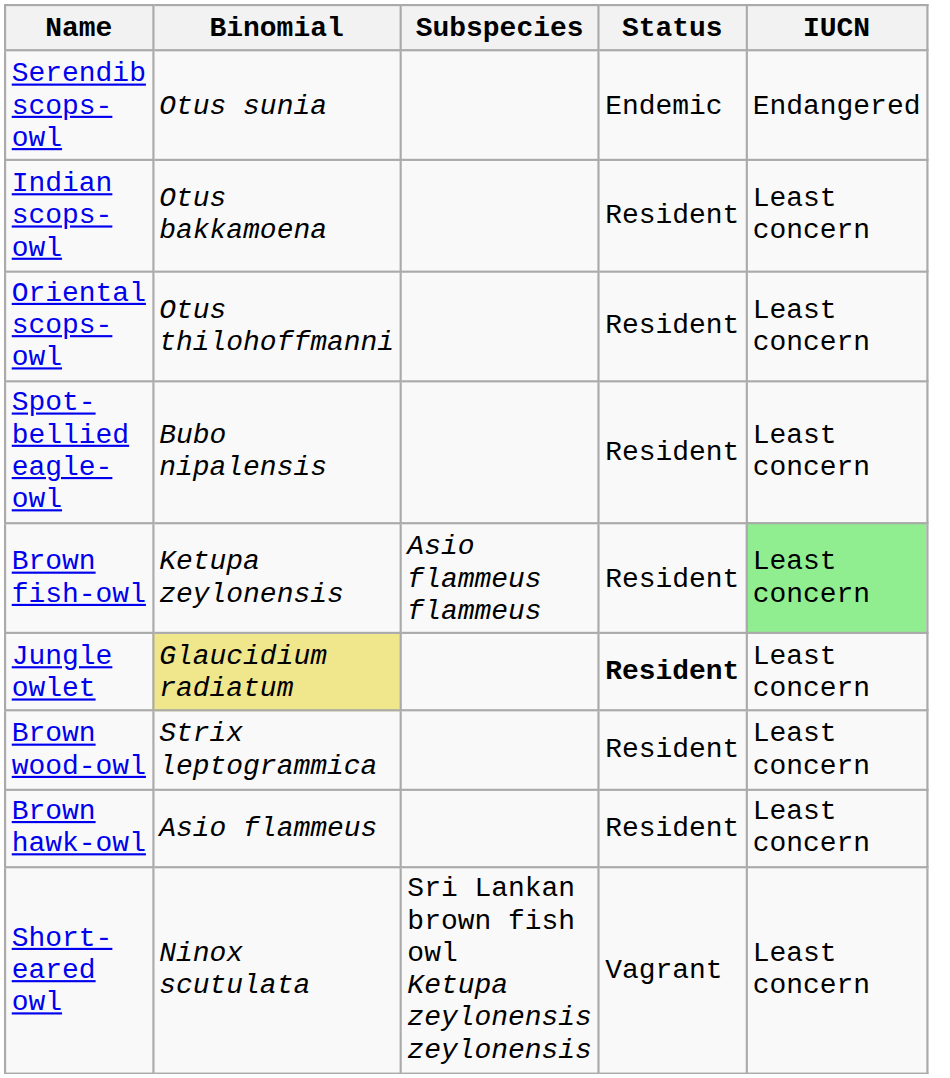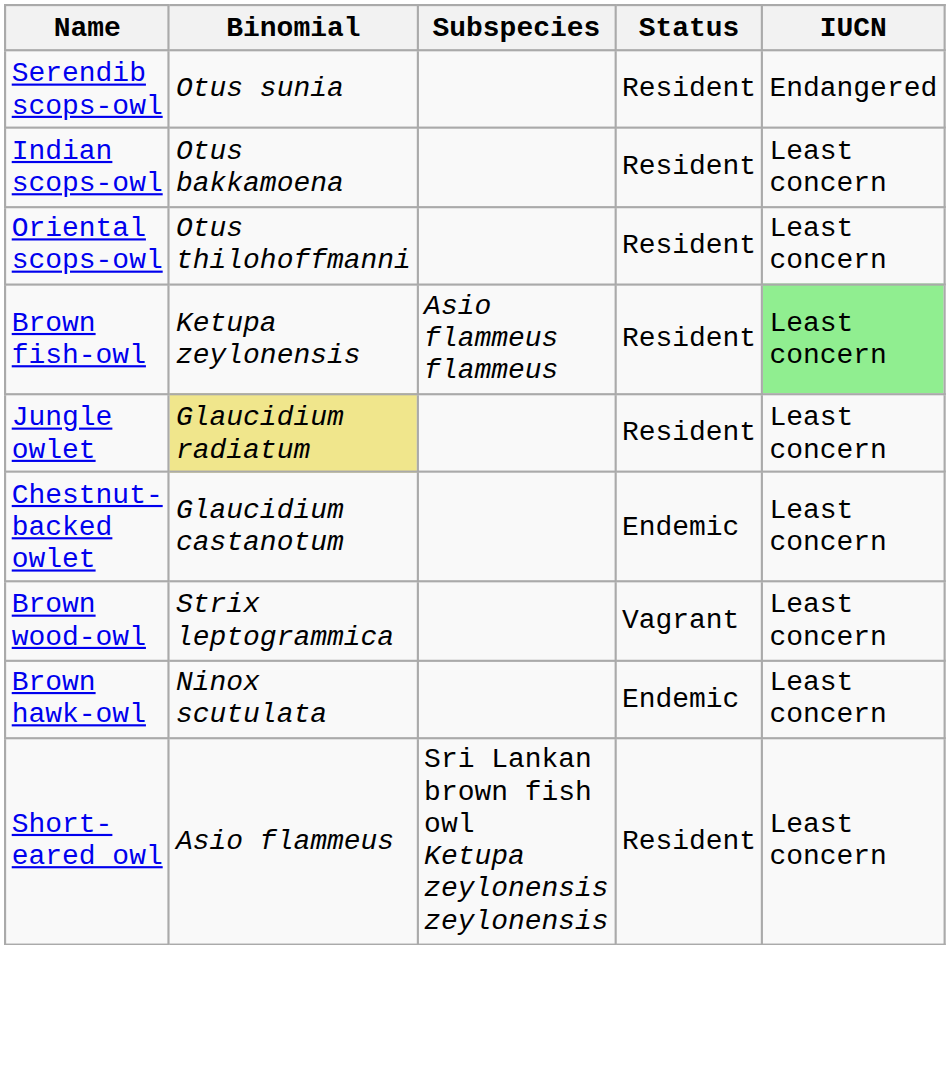(664, 106) Endemic -> (689, 90) Resident
- row: (70, 452)
(672, 672) bold -> (689, 433) normal
+ row: (87, 527)
(672, 750) Resident -> (681, 621) Vagrant
(268, 828) Asio flammeus -> (251, 699) Ninox scutulata
(672, 828) Resident -> (681, 699) Endemic
(235, 970) Ninox scutulata -> (285, 841) Asio flammeus
(664, 970) Vagrant -> (689, 841) Resident
